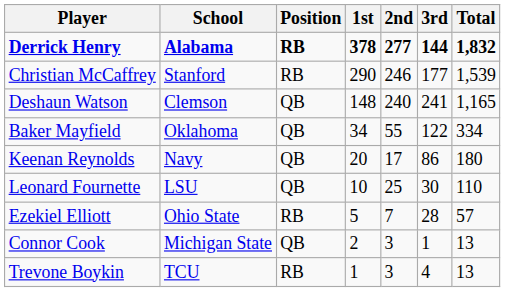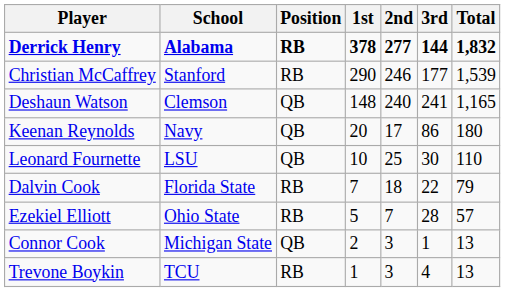- row: (65, 131)
+ row: (54, 187)
